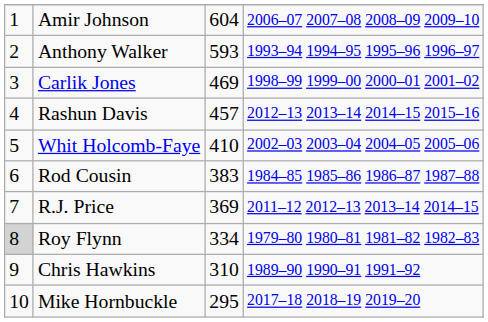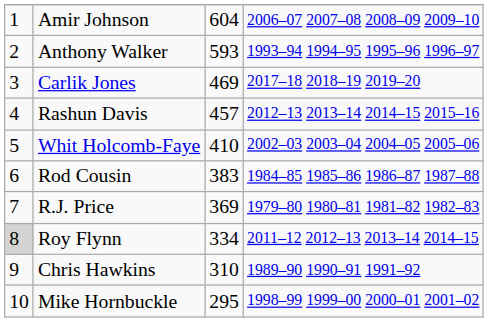(363, 82) 1998–99 1999–00 2000–01 2001–02 -> (334, 82) 2017–18 2018–19 2019–20
(363, 207) 2011–12 2012–13 2013–14 2014–15 -> (363, 207) 1979–80 1980–81 1981–82 1982–83
(363, 238) 1979–80 1980–81 1981–82 1982–83 -> (363, 238) 2011–12 2012–13 2013–14 2014–15
(334, 301) 2017–18 2018–19 2019–20 -> (363, 301) 1998–99 1999–00 2000–01 2001–02
